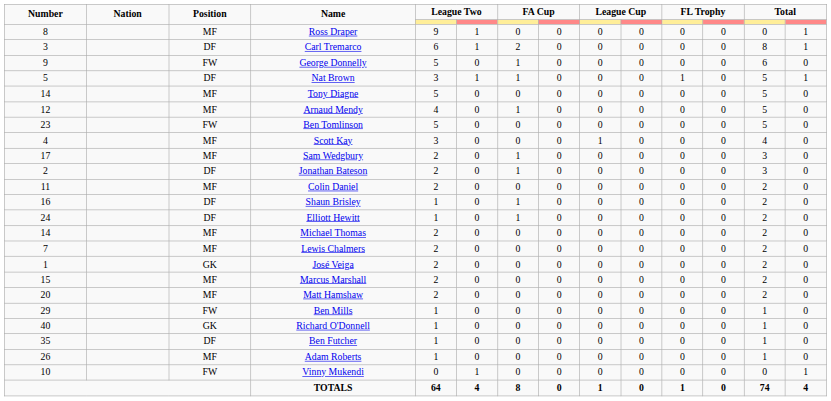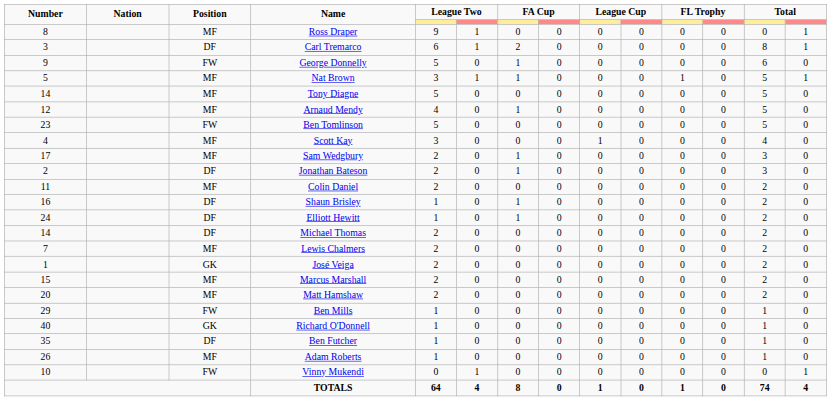(210, 78) DF -> (210, 78) MF
(210, 233) MF -> (210, 233) DF
